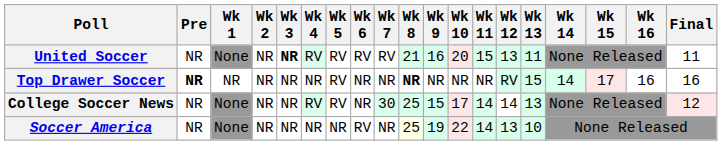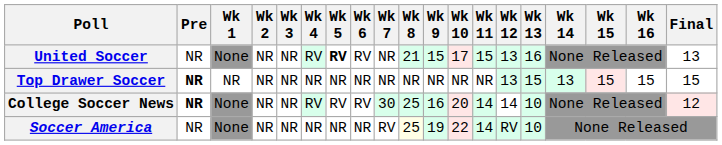(289, 57) bold -> (289, 57) normal
(338, 57) normal -> (338, 57) bold
(387, 57) RV -> (387, 57) NR
(436, 57) 16 -> (436, 57) 15
(460, 57) 20 -> (460, 57) 17
(533, 57) 11 -> (533, 57) 16
(691, 57) 11 -> (691, 57) 13
(338, 81) RV -> (338, 81) NR
(411, 81) bold -> (411, 81) normal
(509, 81) RV -> (509, 81) 13
(566, 81) 14 -> (566, 81) 13
(606, 81) 17 -> (606, 81) 15
(646, 81) 16 -> (646, 81) 15
(691, 81) 16 -> (691, 81) 15
(194, 104) normal -> (194, 104) bold
(362, 104) NR -> (362, 104) RV
(436, 104) 15 -> (436, 104) 16
(460, 104) 17 -> (460, 104) 20
(533, 104) 13 -> (533, 104) 10
(362, 128) RV -> (362, 128) NR
(387, 128) NR -> (387, 128) RV
(509, 128) 13 -> (509, 128) RV
